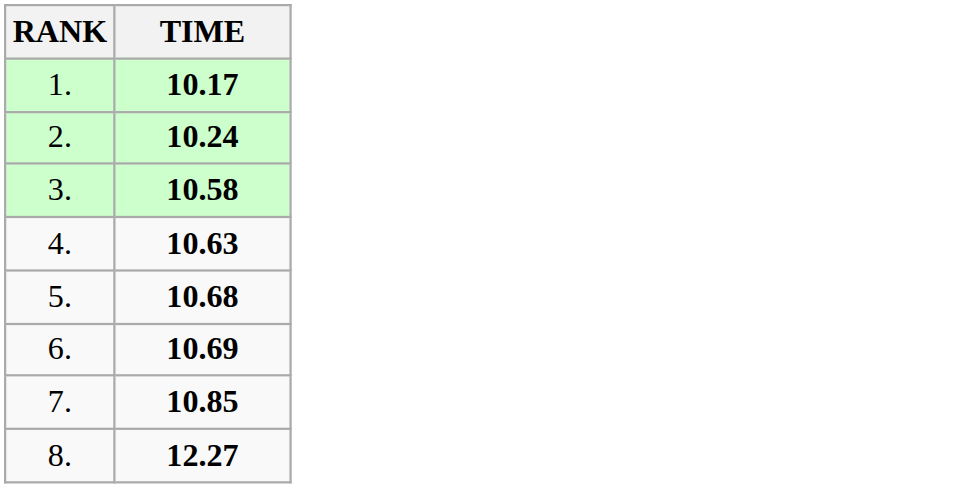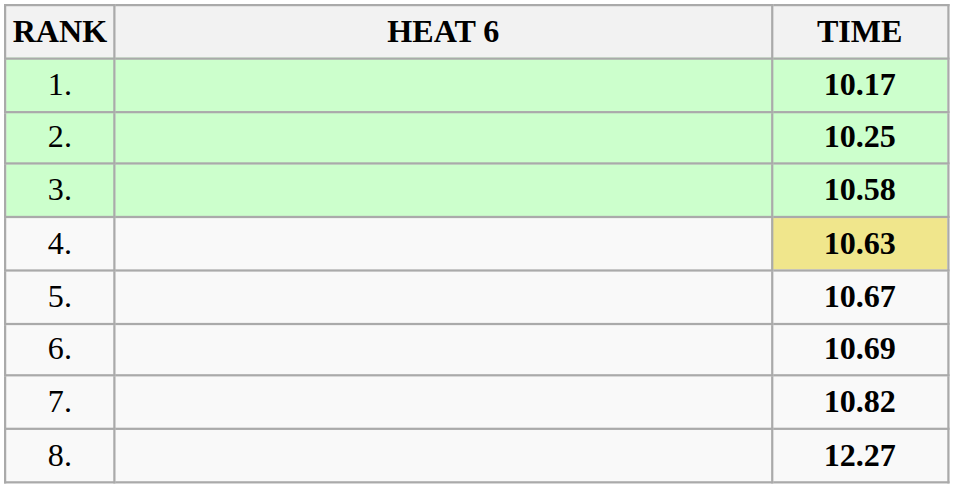+ column: (443, 31)
(202, 137) 10.24 -> (860, 137) 10.25
(202, 243) no background -> (860, 243) khaki background
(202, 296) 10.68 -> (860, 296) 10.67
(202, 402) 10.85 -> (860, 402) 10.82
